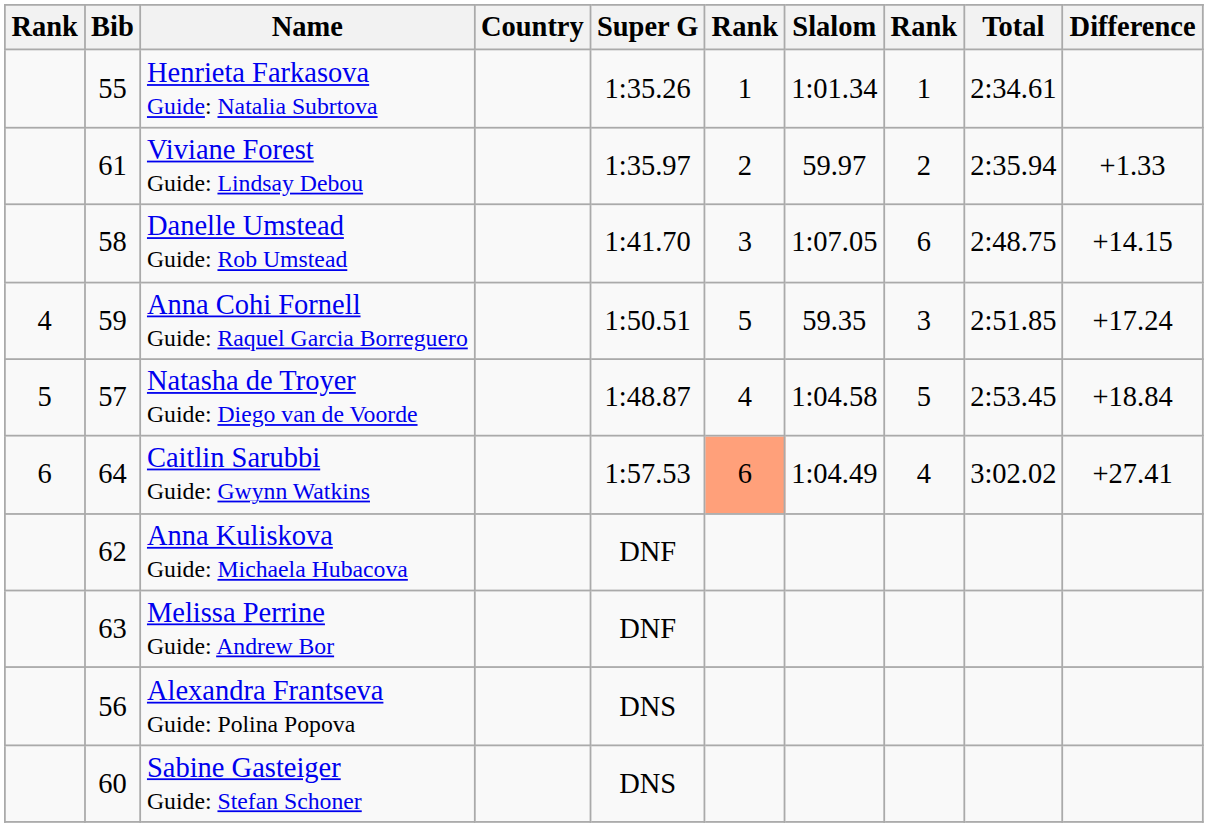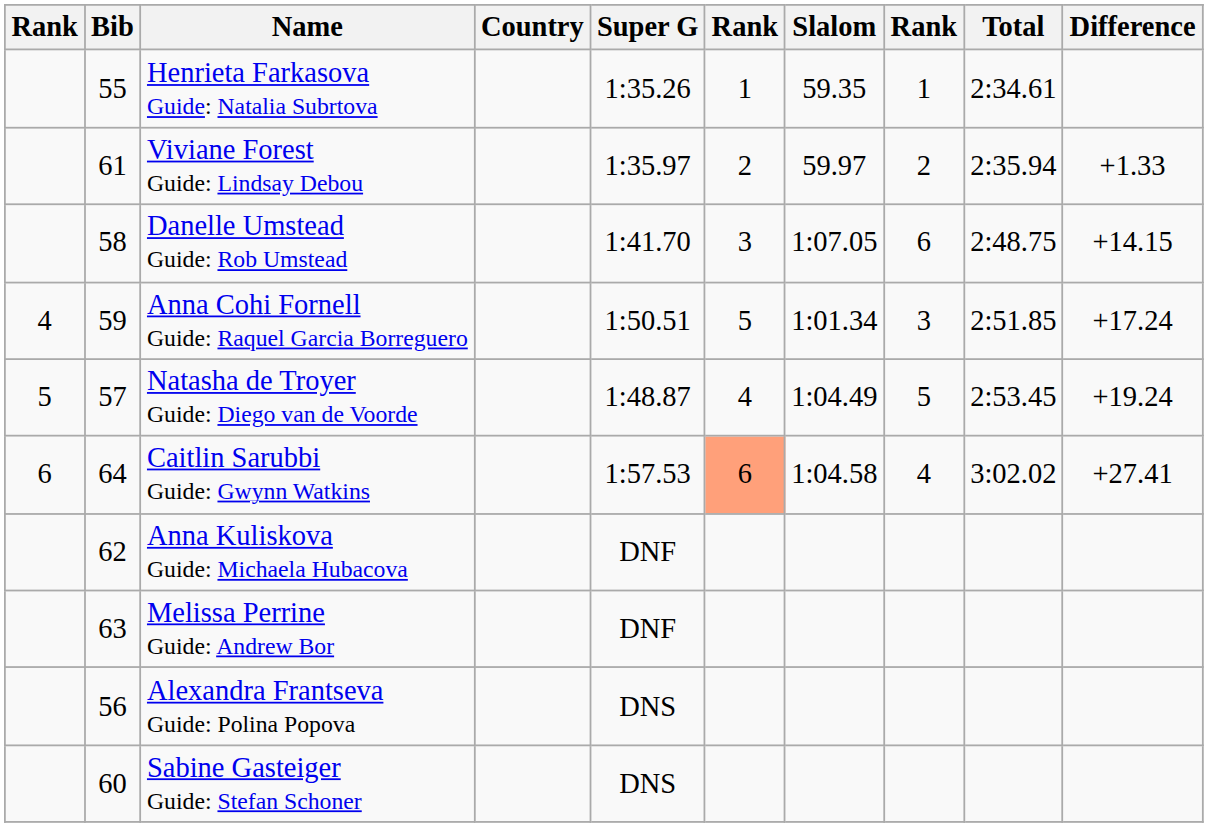(834, 88) 1:01.34 -> (834, 88) 59.35
(834, 319) 59.35 -> (834, 319) 1:01.34
(834, 397) 1:04.58 -> (834, 397) 1:04.49
(1133, 397) +18.84 -> (1133, 397) +19.24
(834, 474) 1:04.49 -> (834, 474) 1:04.58
